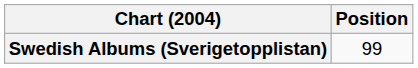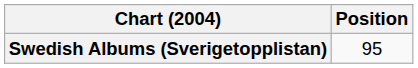(372, 48) 99 -> (372, 48) 95
